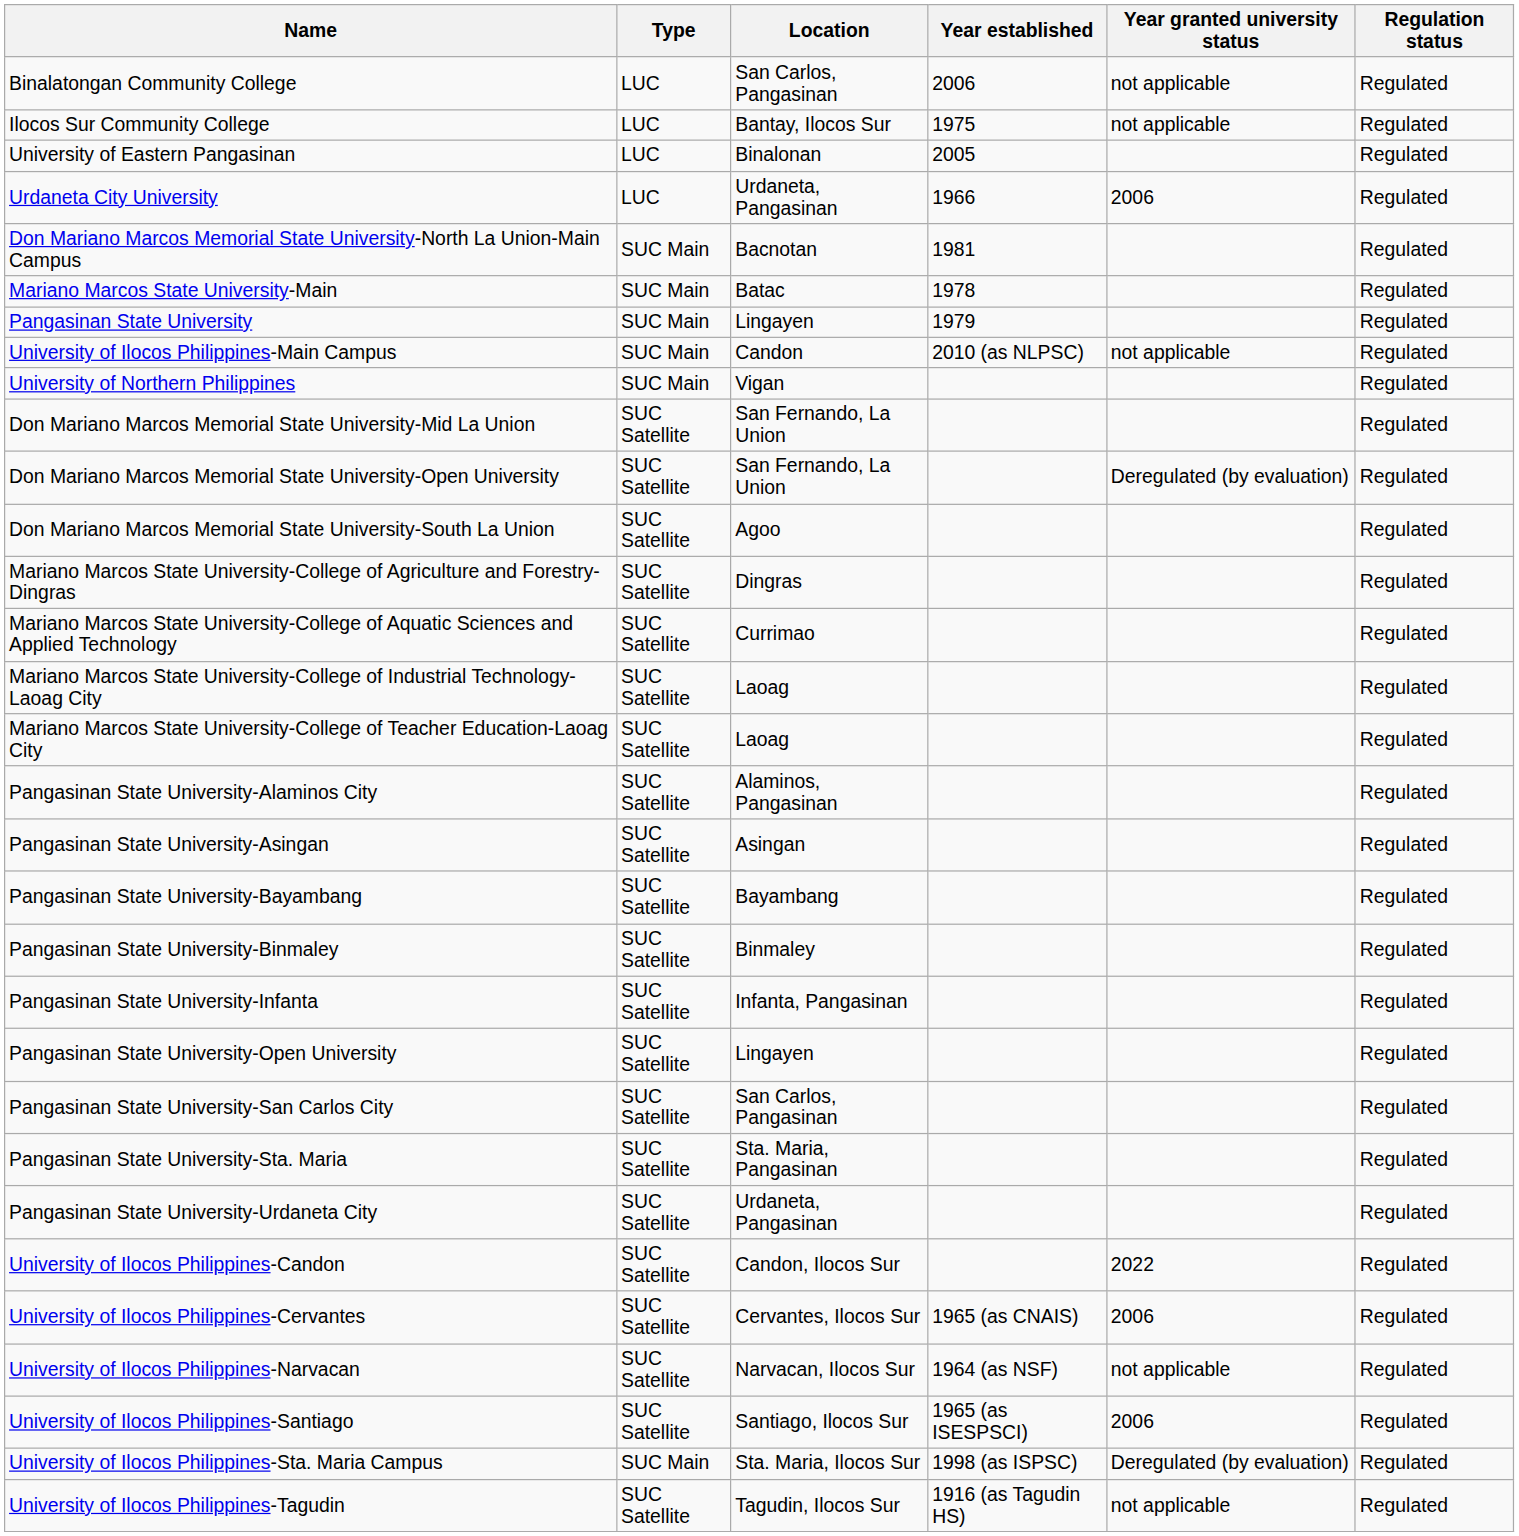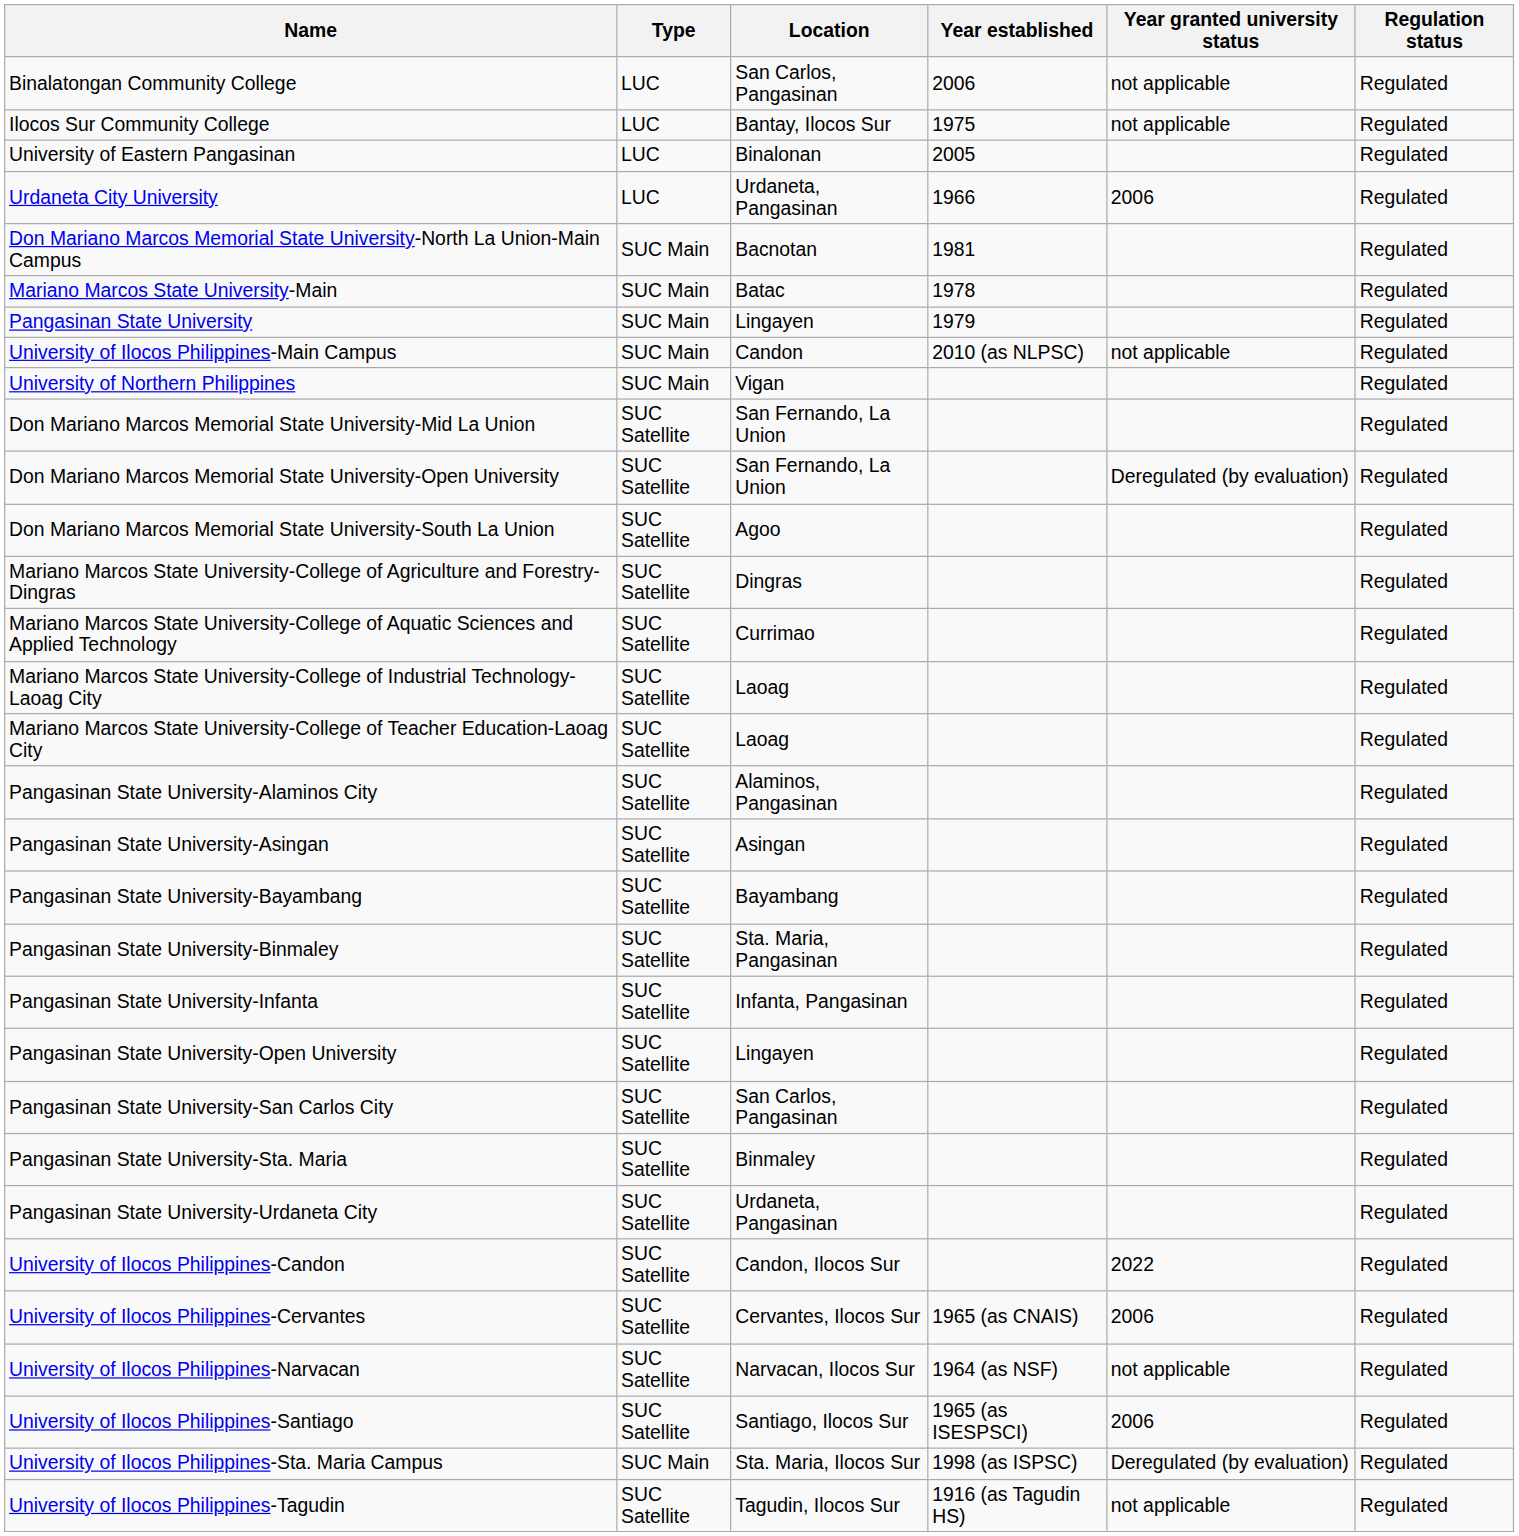(775, 949) Binmaley -> (786, 949) Sta. Maria, Pangasinan
(786, 1159) Sta. Maria, Pangasinan -> (775, 1159) Binmaley
